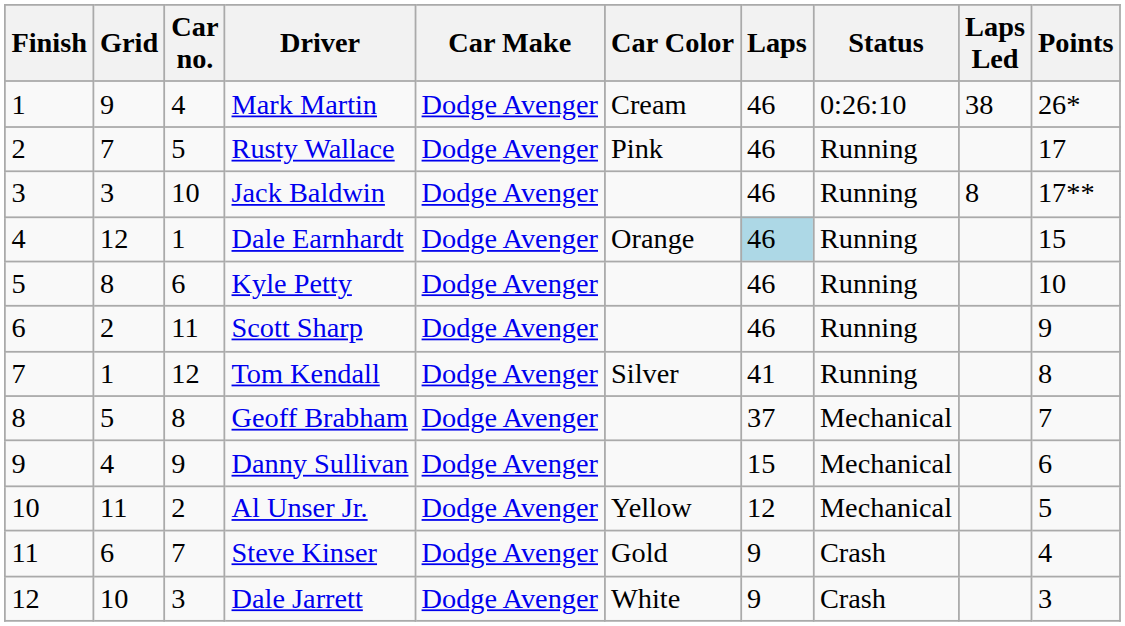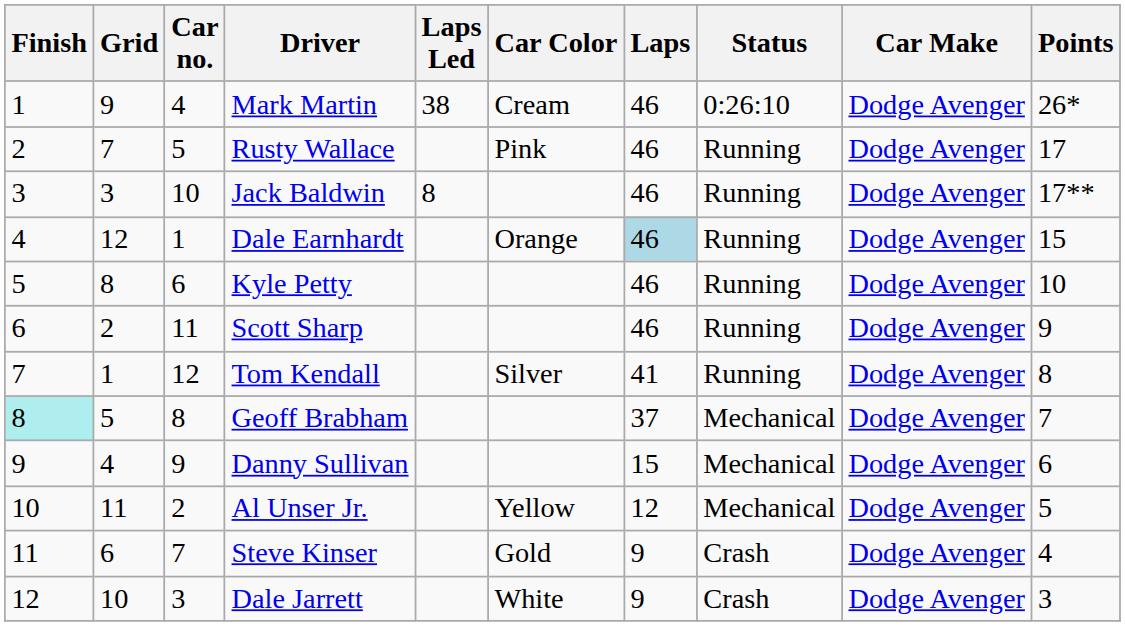columns swapped: (510, 42) <-> (995, 42)
(18, 418) no background -> (18, 418) paleturquoise background
